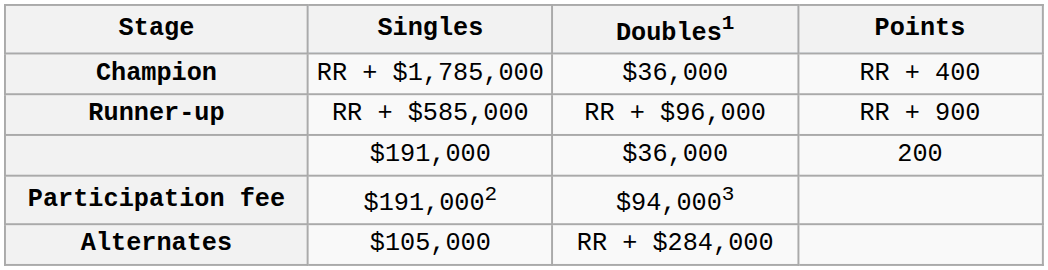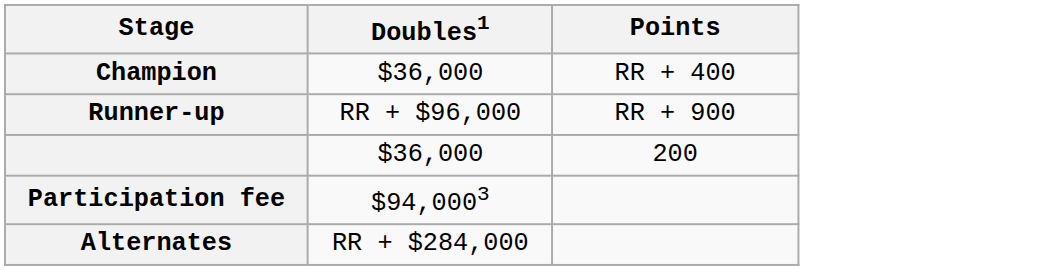- column: (430, 29)
